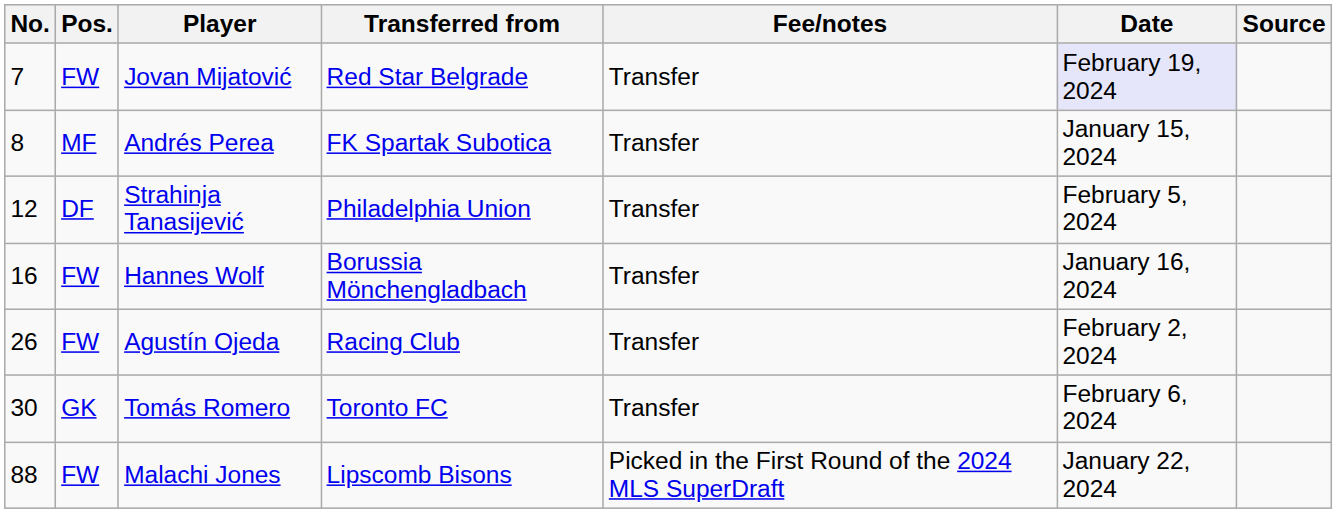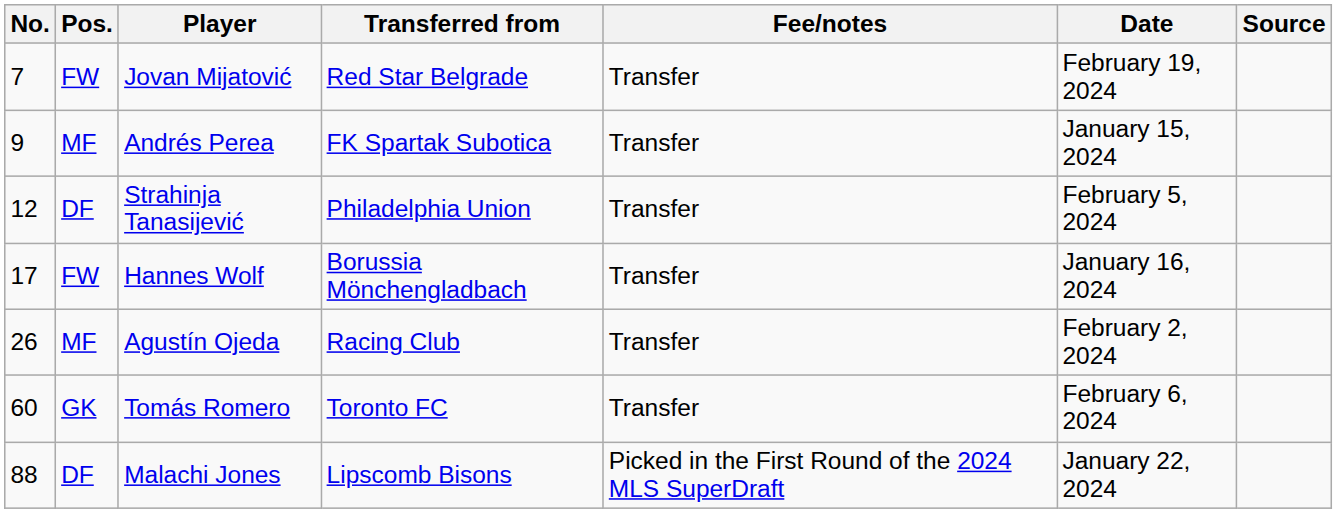(1132, 76) lavender background -> (1132, 76) no background
(17, 142) 8 -> (17, 142) 9
(24, 275) 16 -> (24, 275) 17
(80, 341) FW -> (79, 341) MF
(24, 408) 30 -> (24, 408) 60
(80, 474) FW -> (77, 474) DF
